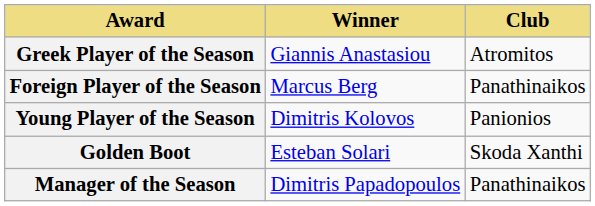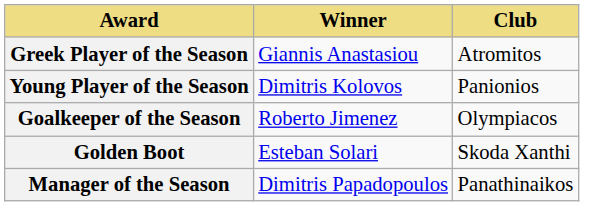- row: (135, 86)
+ row: (129, 119)
